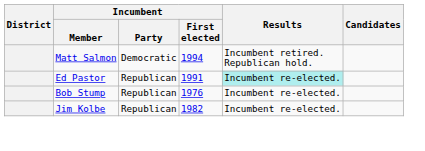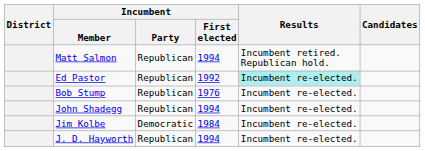(149, 58) Democratic -> (165, 58) Republican
(192, 78) 1991 -> (209, 78) 1992
+ row: (89, 108)
(149, 108) Republican -> (165, 123) Democratic
(192, 108) 1982 -> (209, 123) 1984
+ row: (94, 138)
